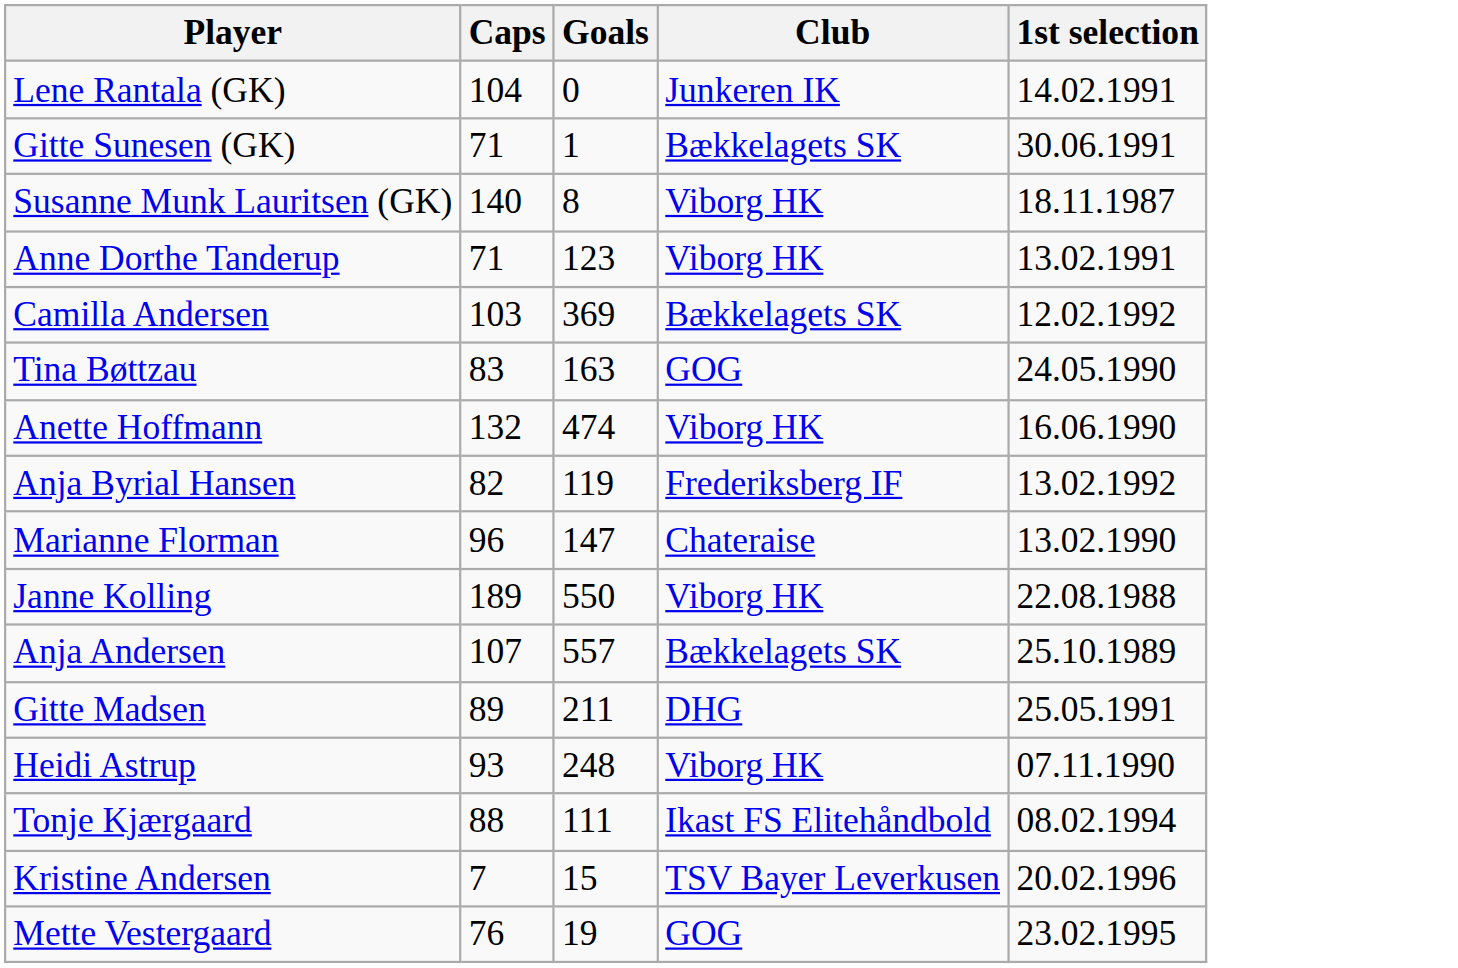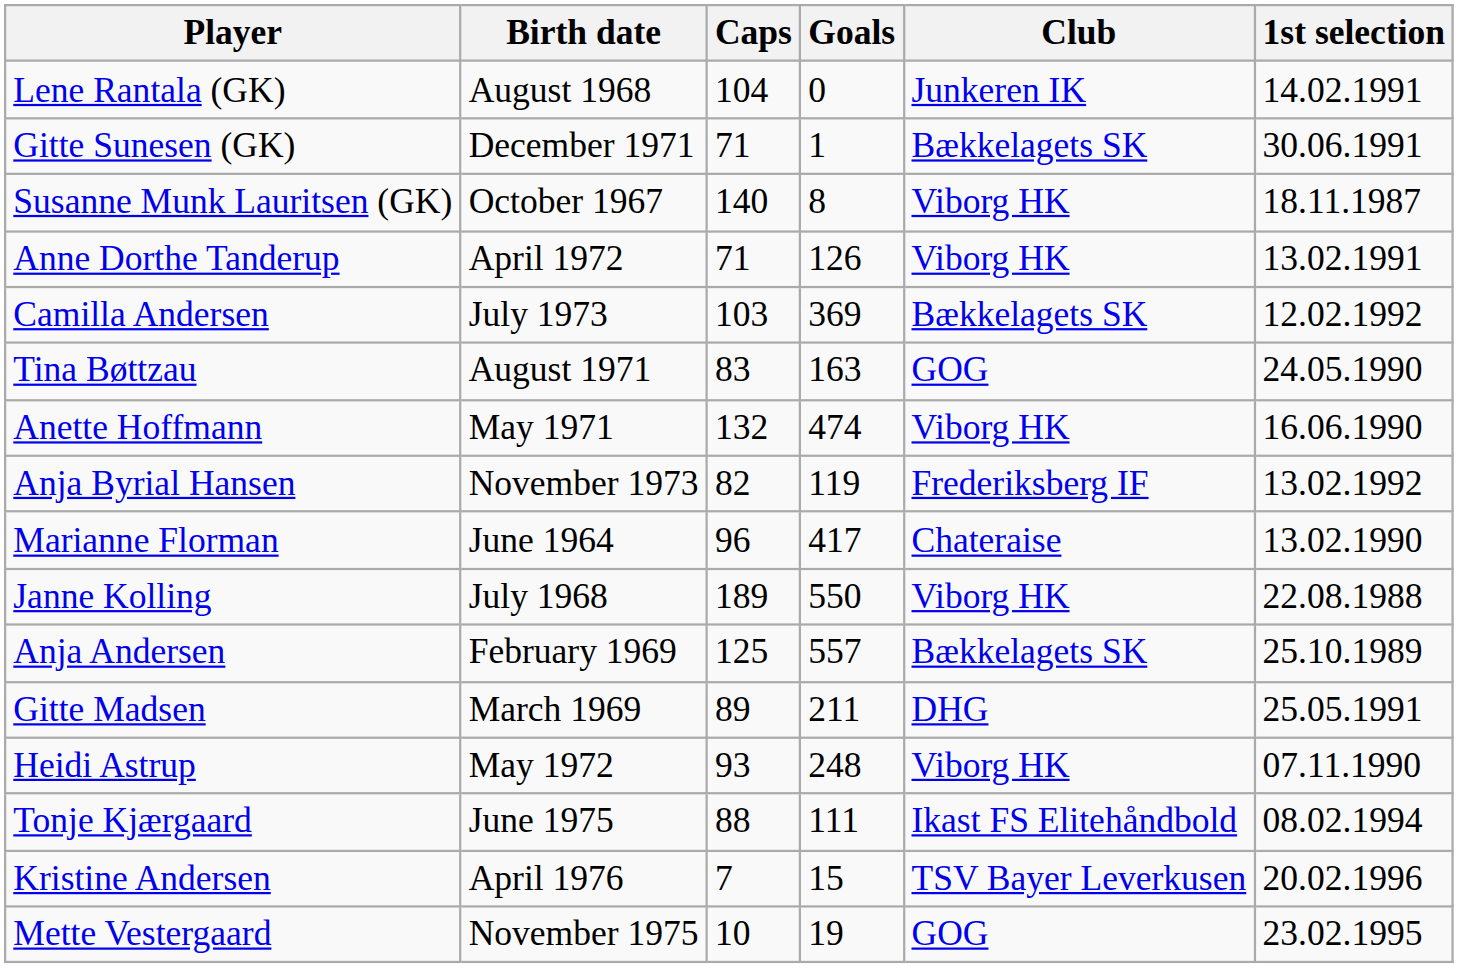+ column: (584, 32)
(589, 257) 123 -> (835, 257) 126
(589, 539) 147 -> (835, 539) 417
(495, 652) 107 -> (742, 652) 125
(486, 933) 76 -> (733, 933) 10
